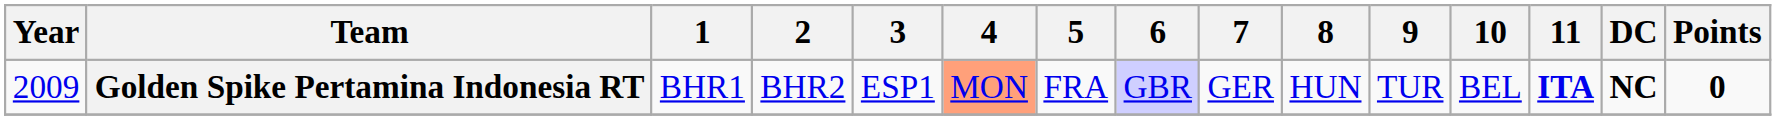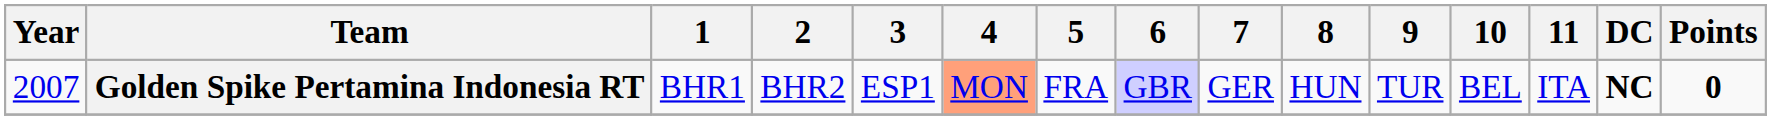(46, 87) 2009 -> (46, 87) 2007
(1566, 87) bold -> (1564, 87) normal
